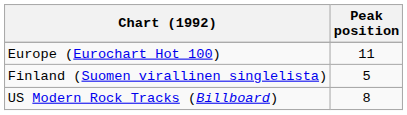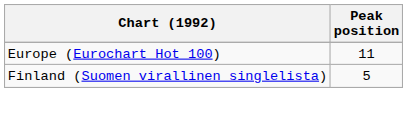- row: (143, 98)
